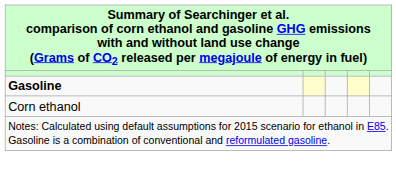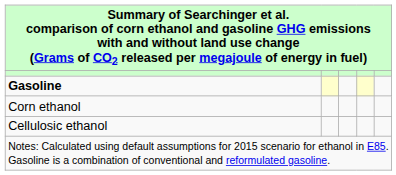+ row: (58, 126)
